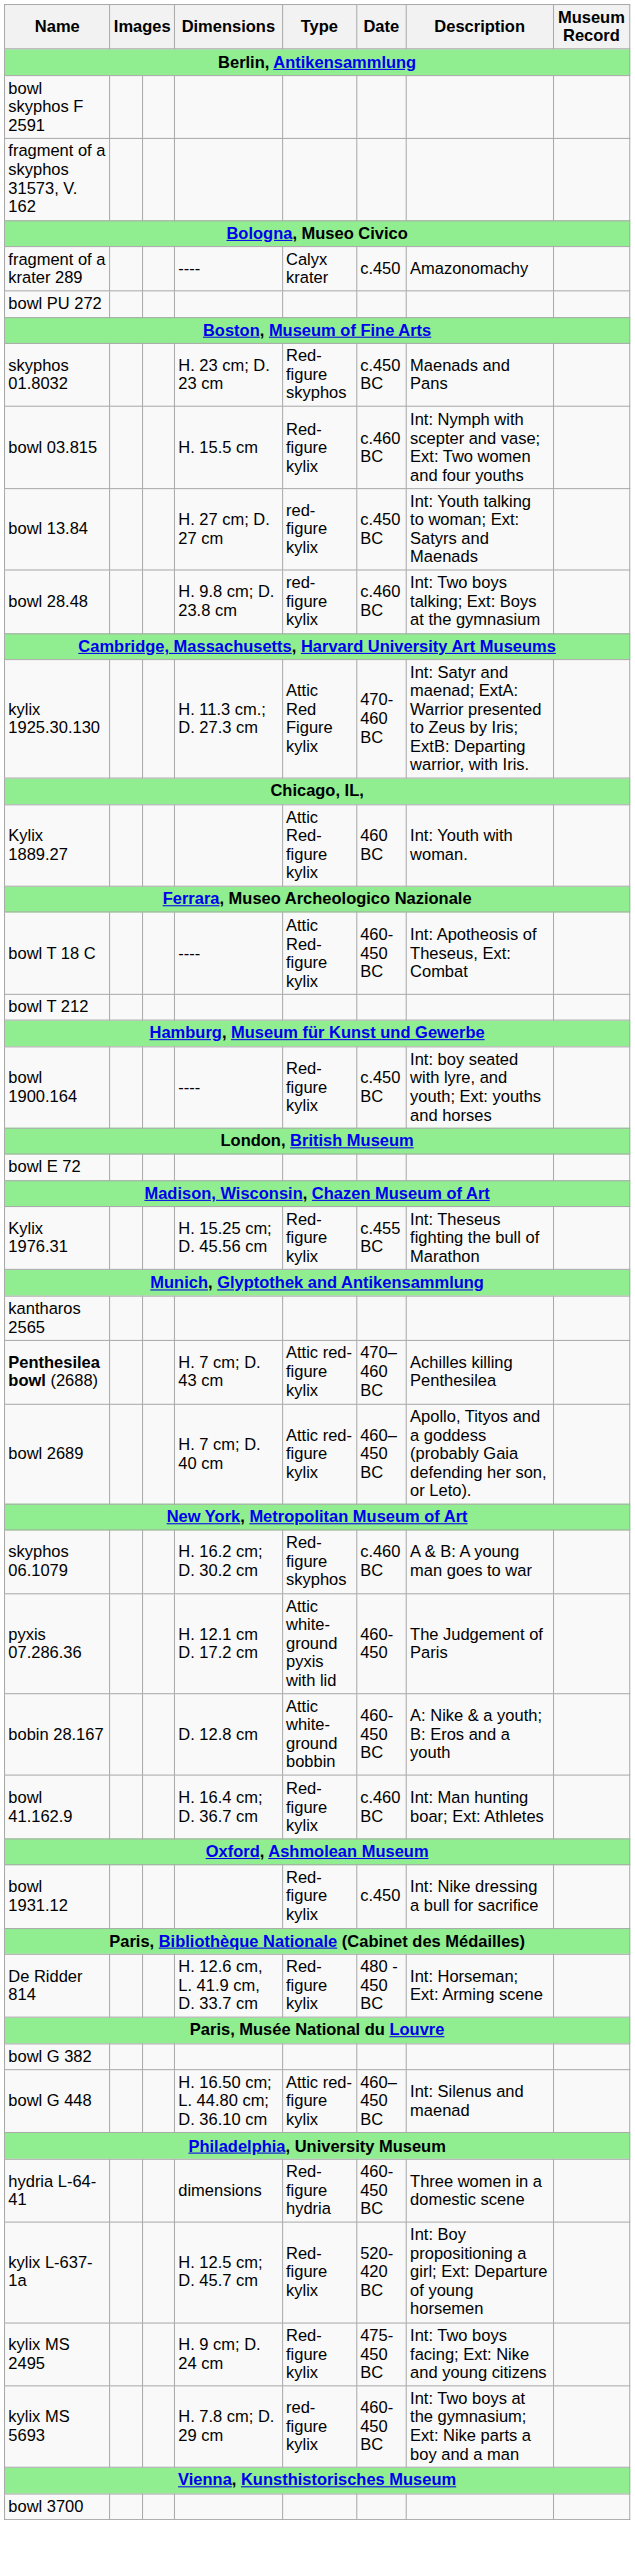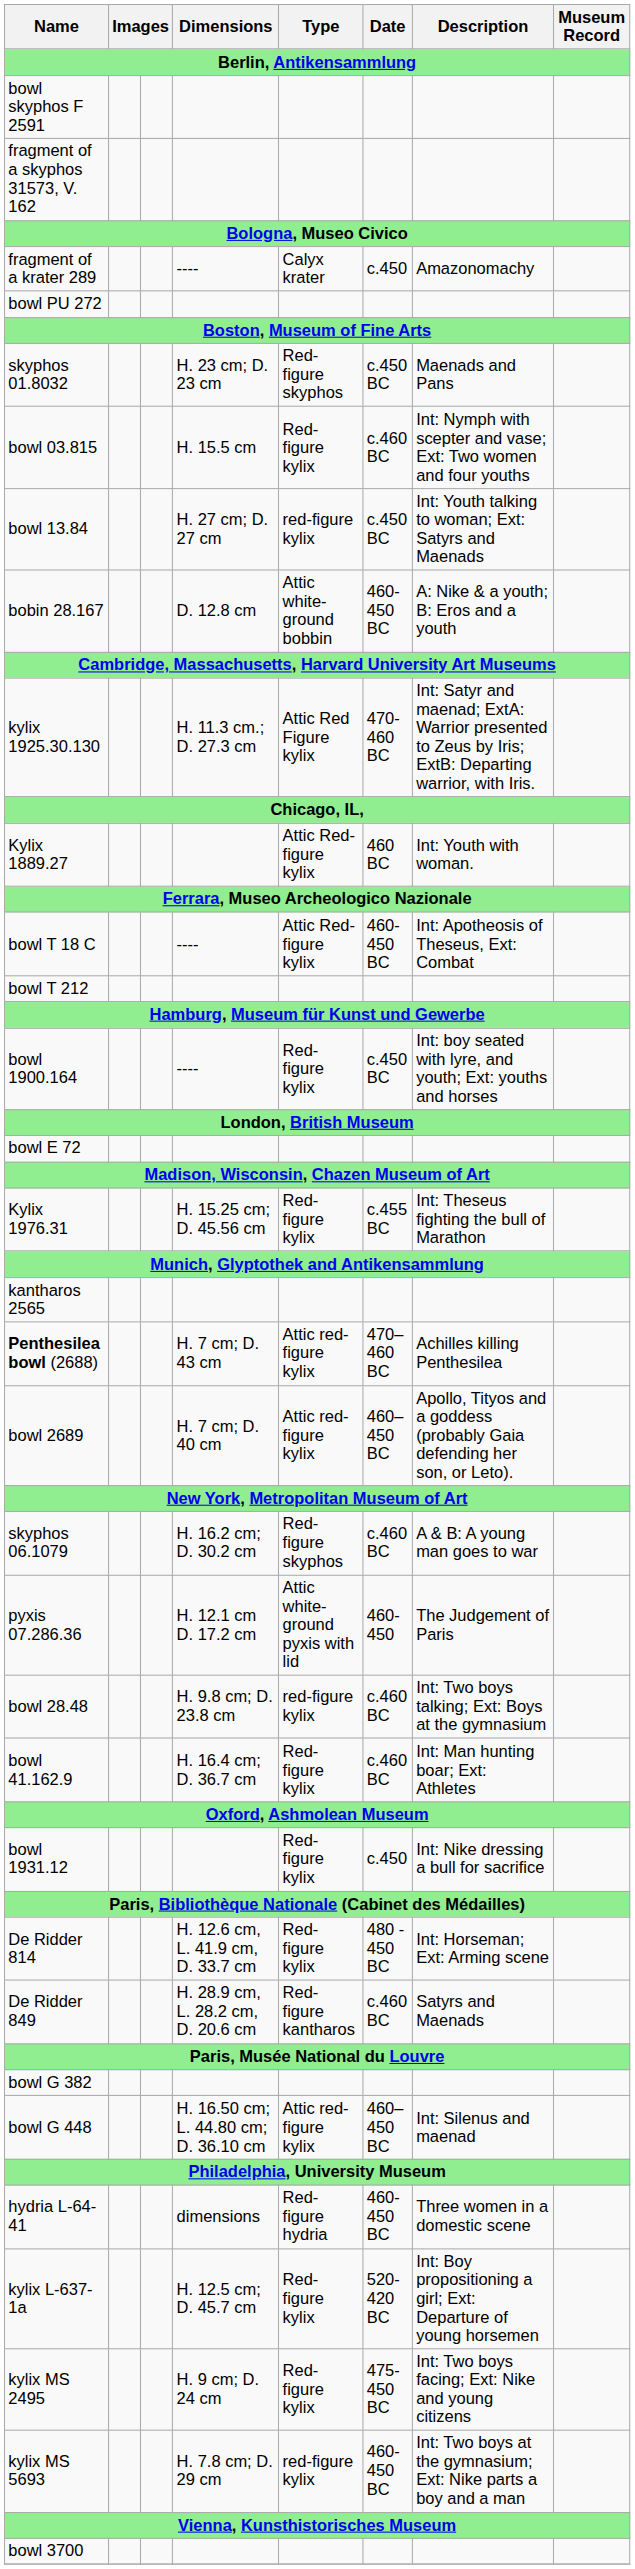rows swapped: (48, 601) <-> (56, 1734)
+ row: (45, 2011)
